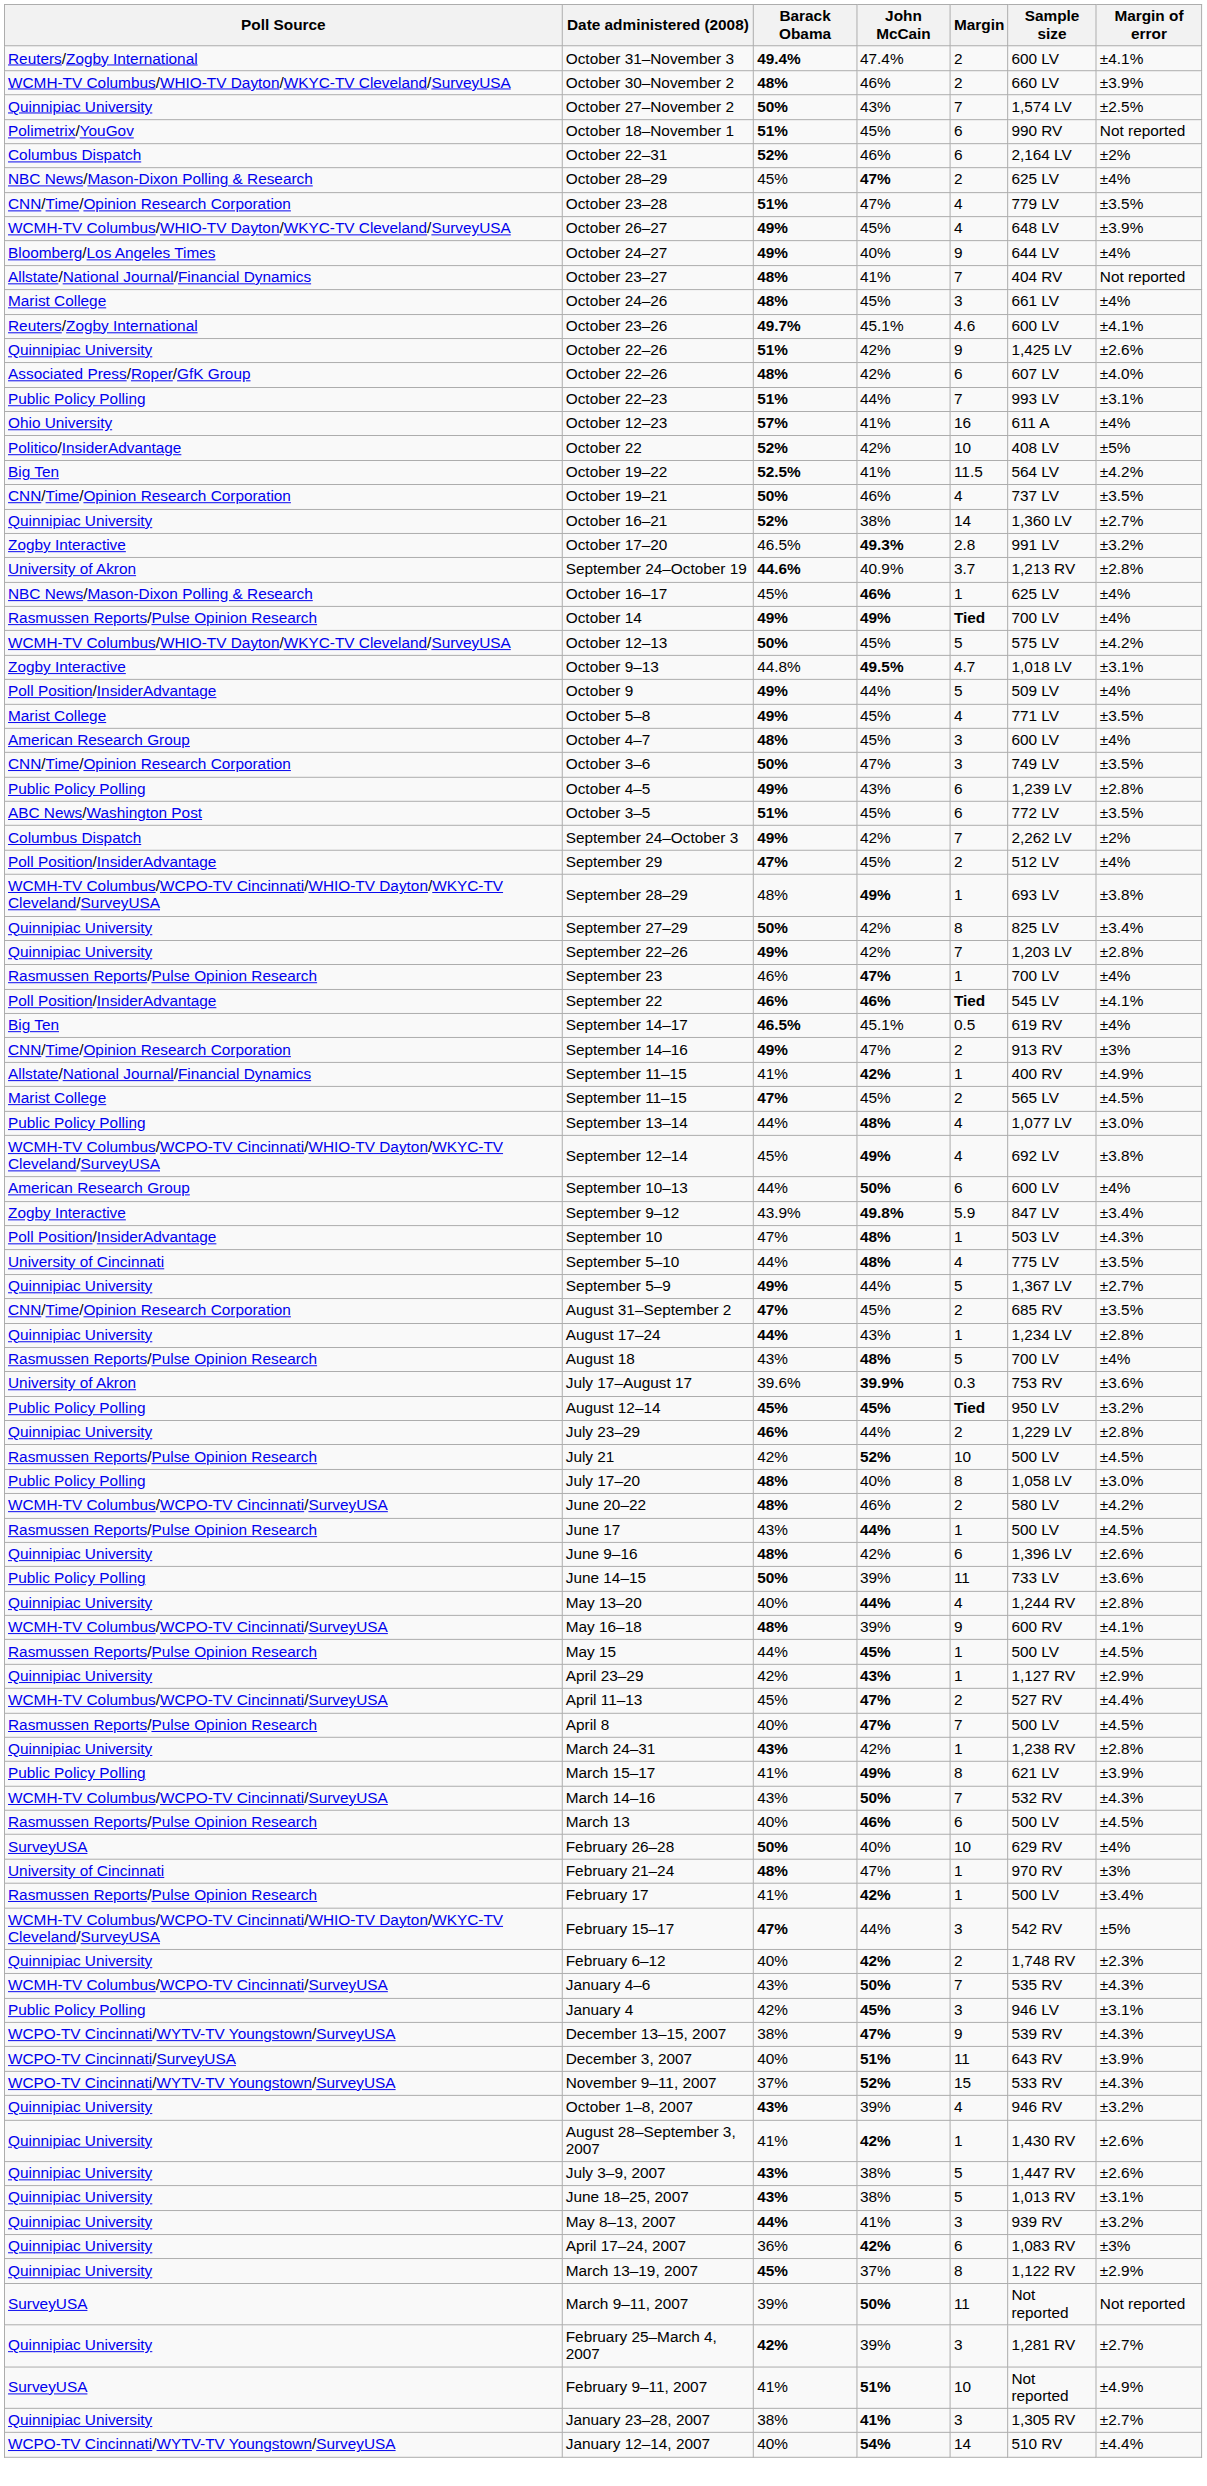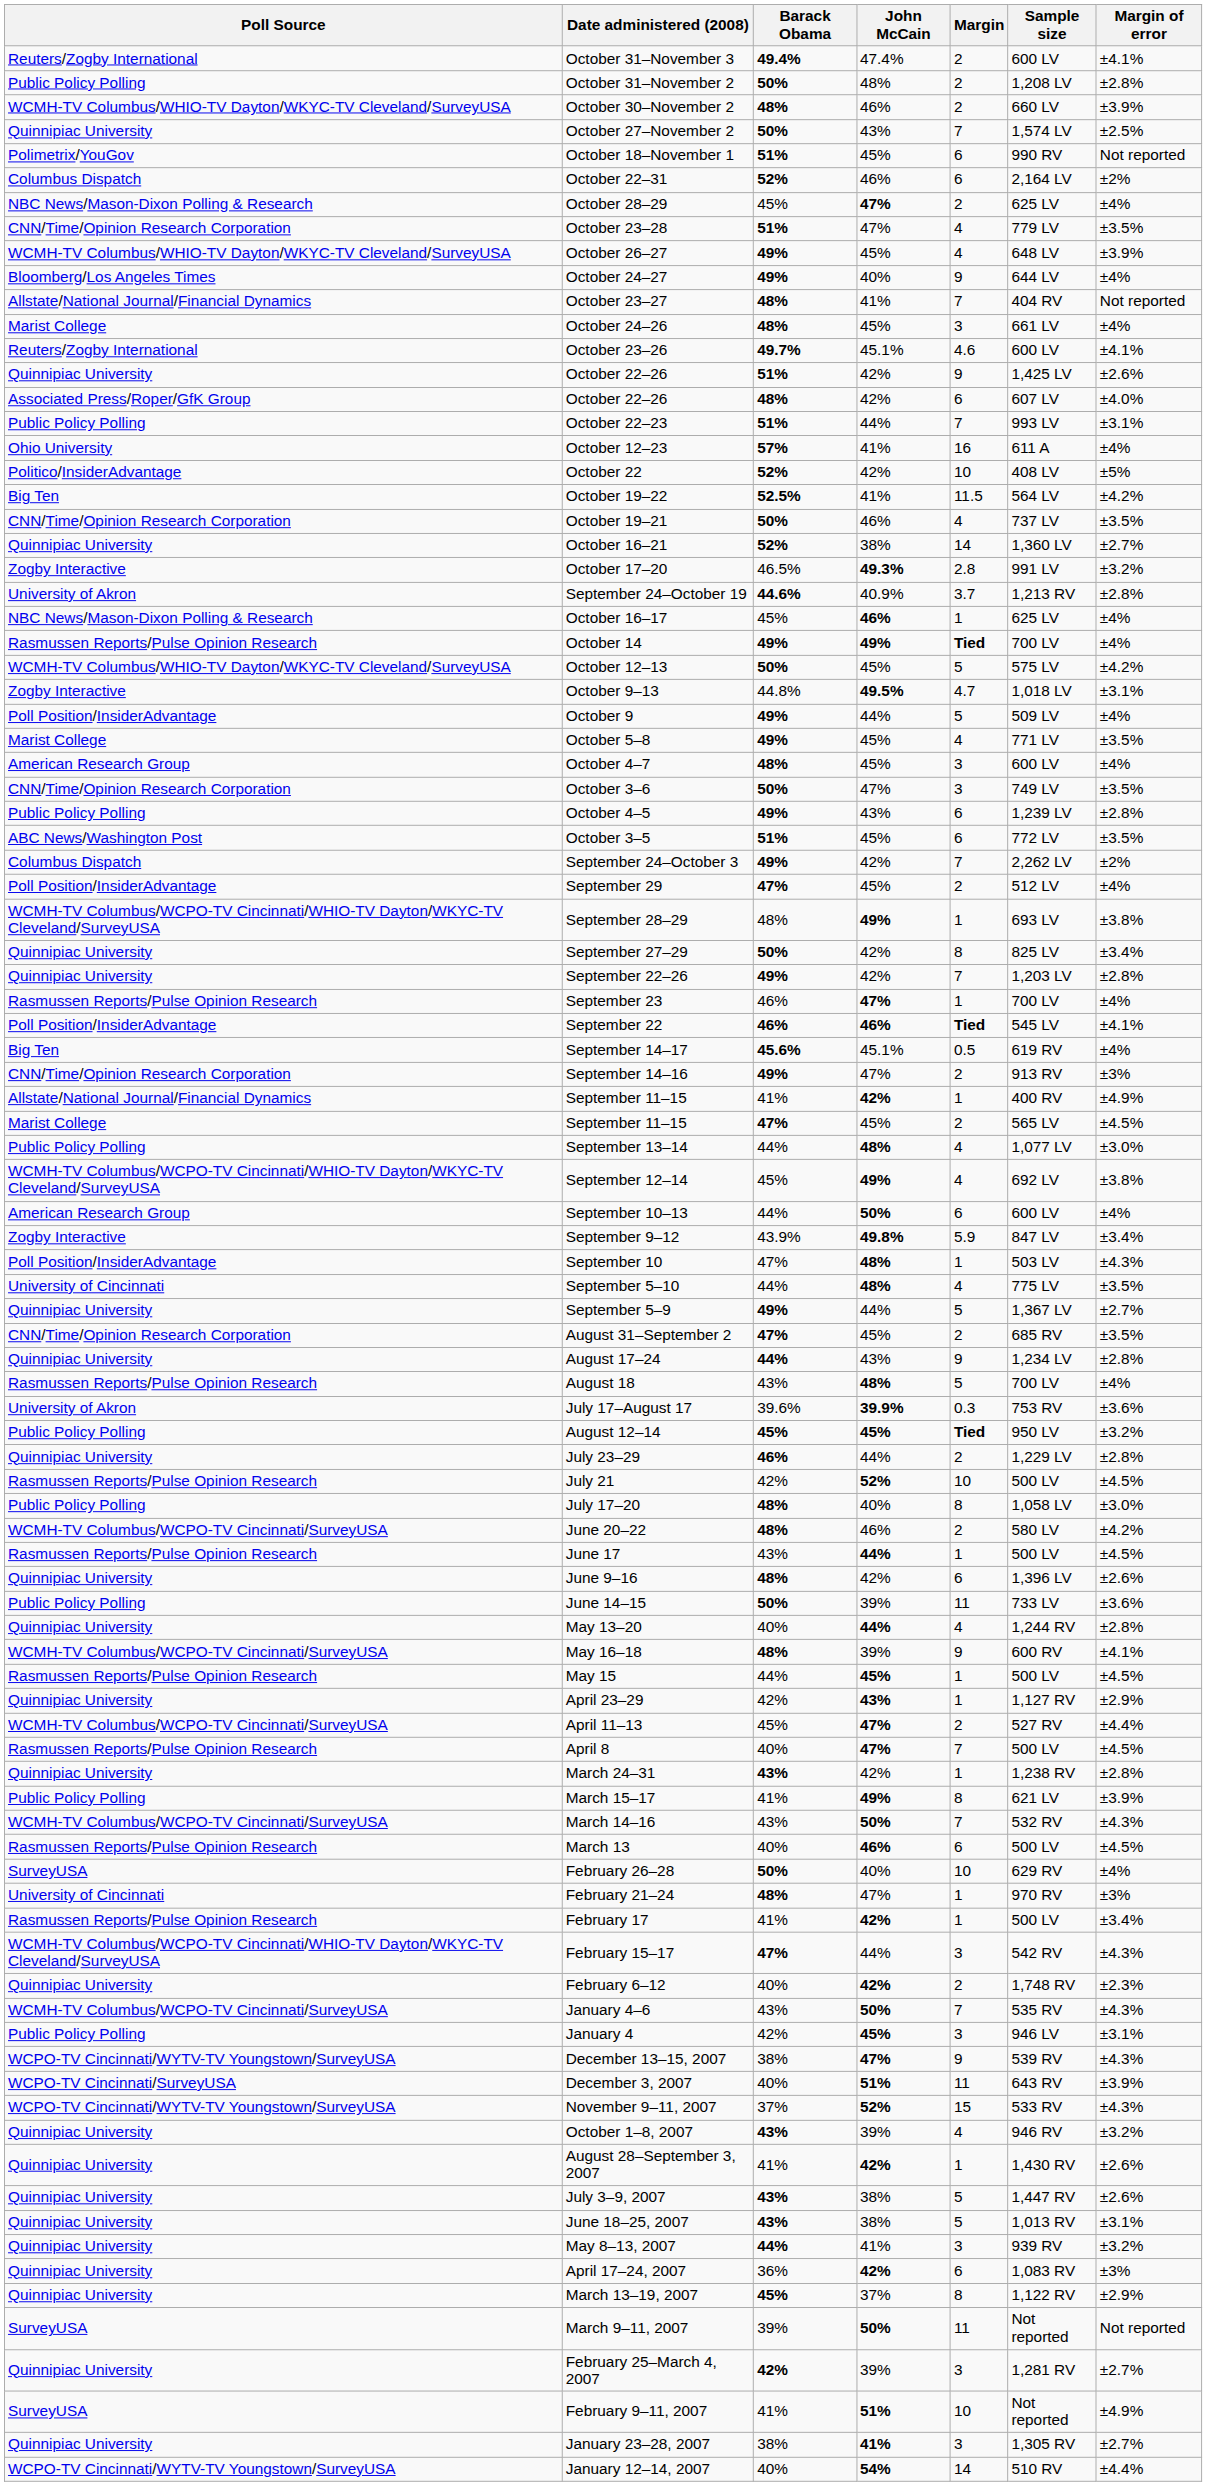+ row: (77, 82)
(779, 1025) 46.5% -> (779, 1050) 45.6%
(958, 1335) 1 -> (958, 1359) 9
(1115, 1928) ±5% -> (1122, 1952) ±4.3%
